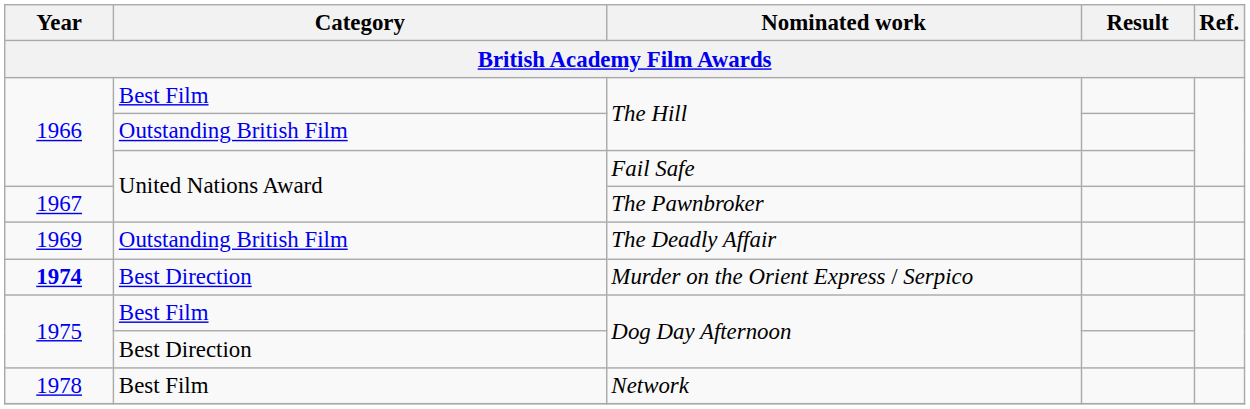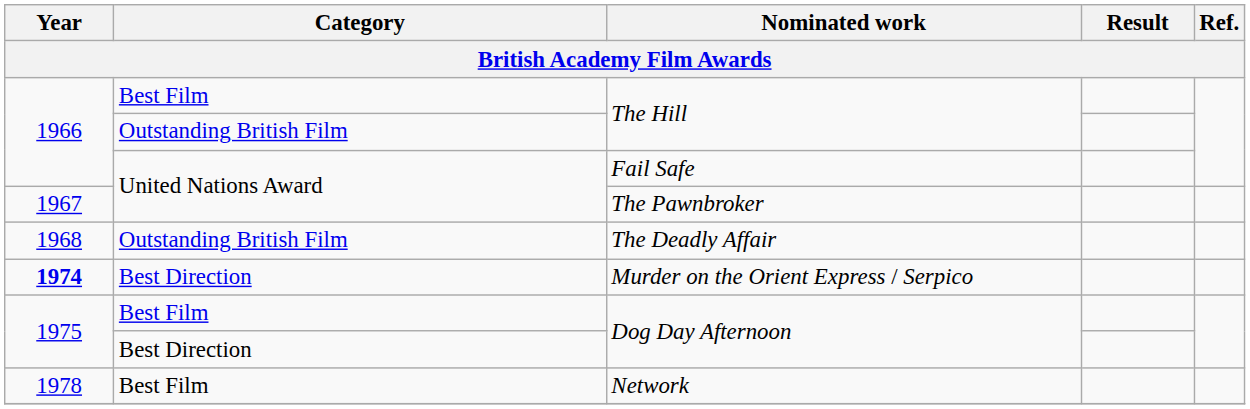(59, 240) 1969 -> (59, 240) 1968
